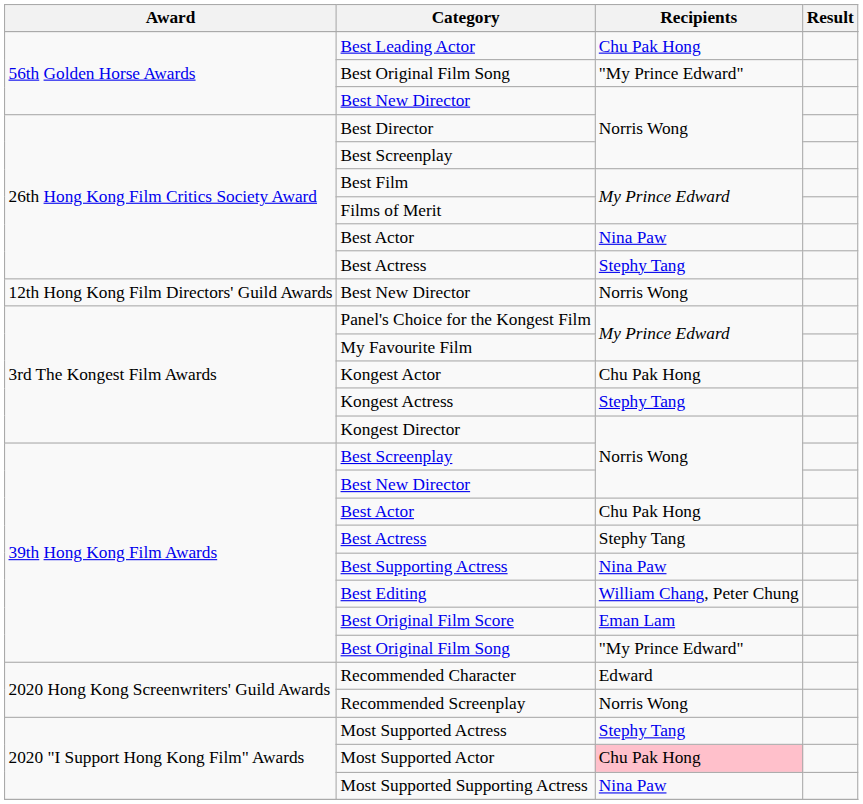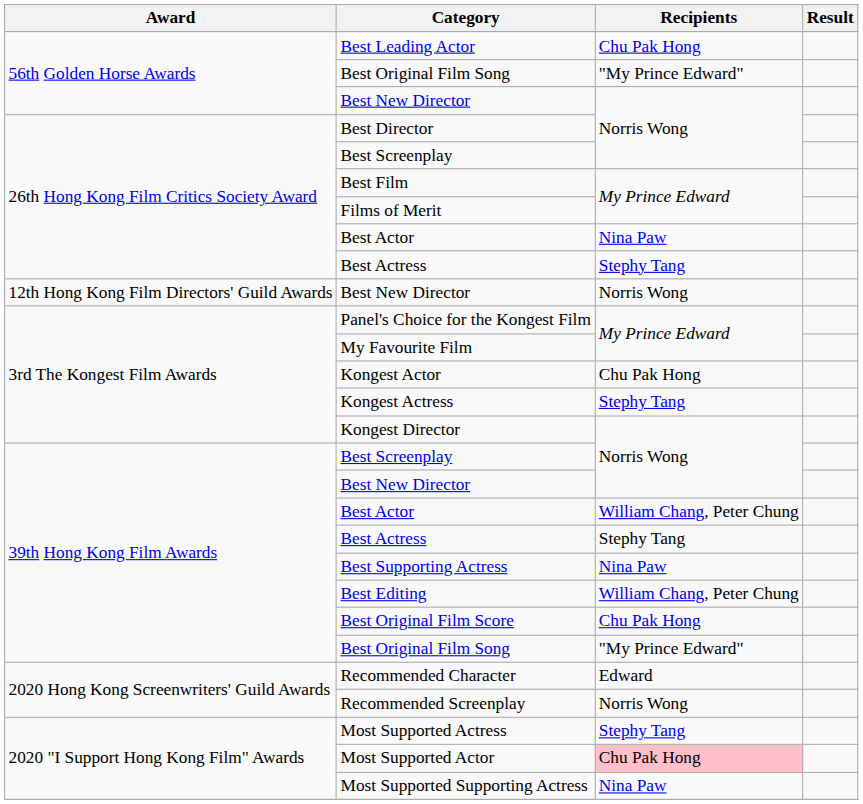(650, 511) Chu Pak Hong -> (699, 511) William Chang, Peter Chung
(637, 621) Eman Lam -> (650, 621) Chu Pak Hong
